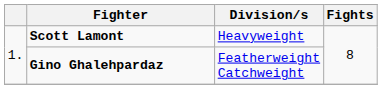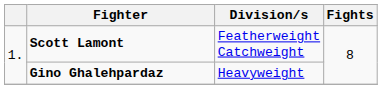(261, 37) Heavyweight -> (269, 44) Featherweight Catchweight
(269, 66) Featherweight Catchweight -> (261, 73) Heavyweight
